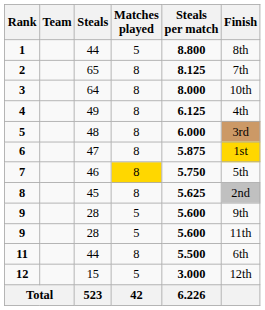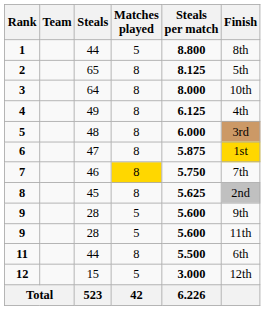(241, 70) 7th -> (241, 70) 5th
(241, 172) 5th -> (241, 172) 7th
